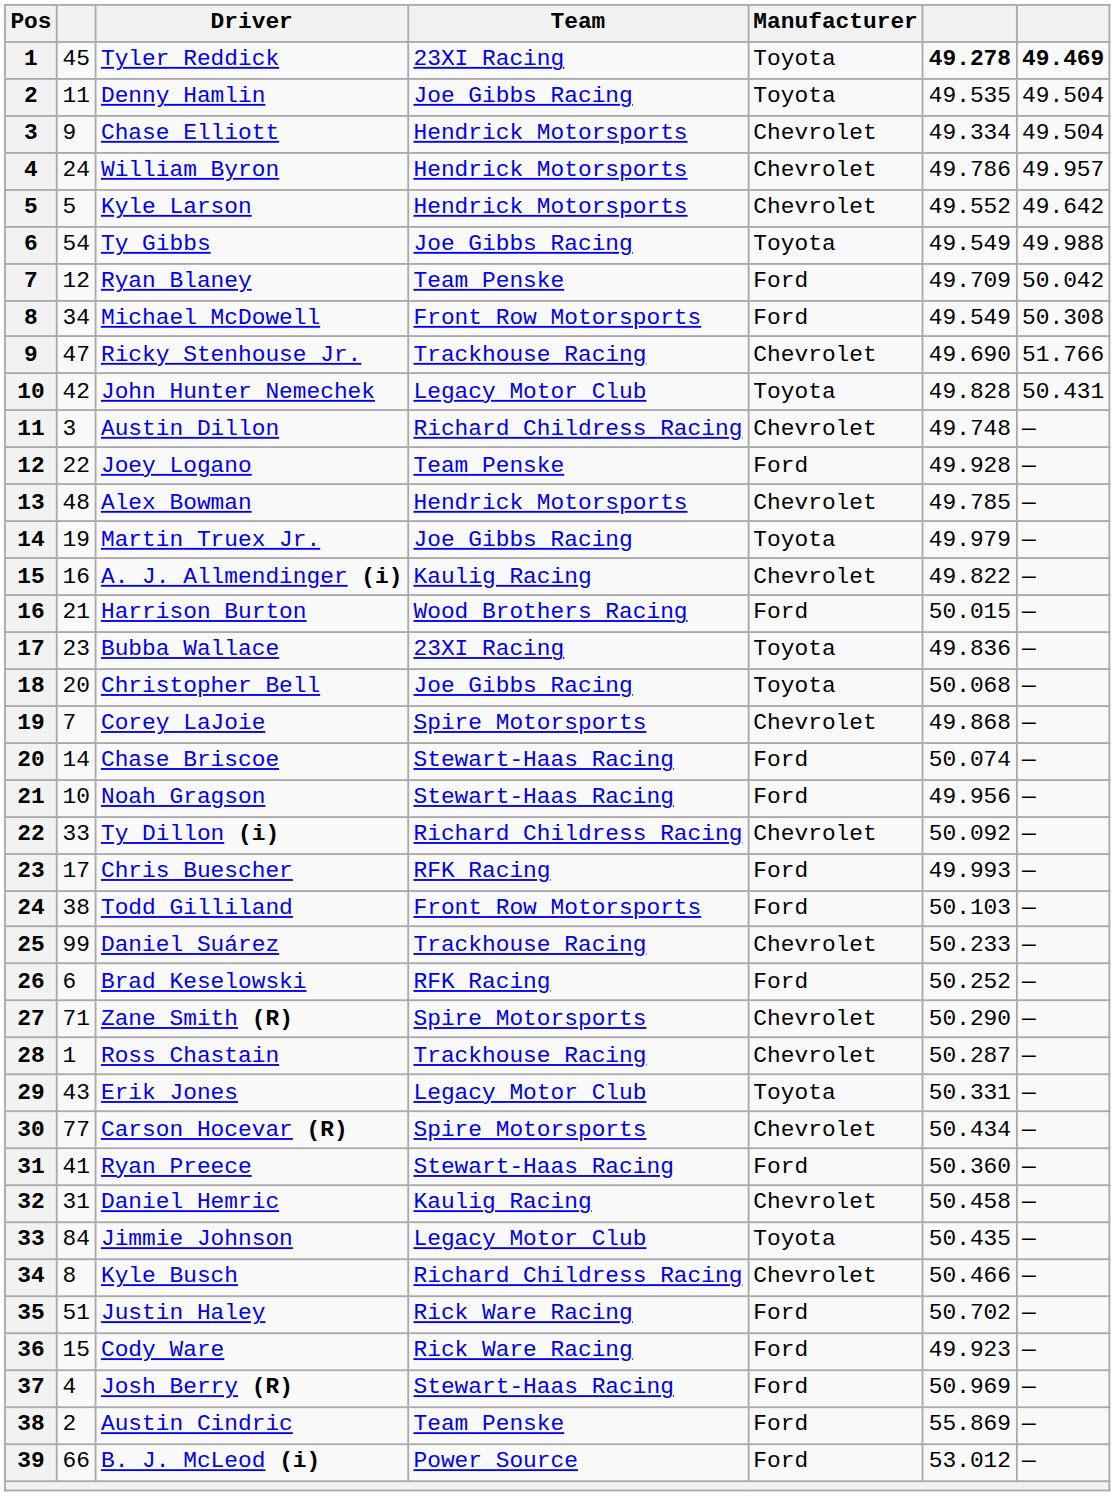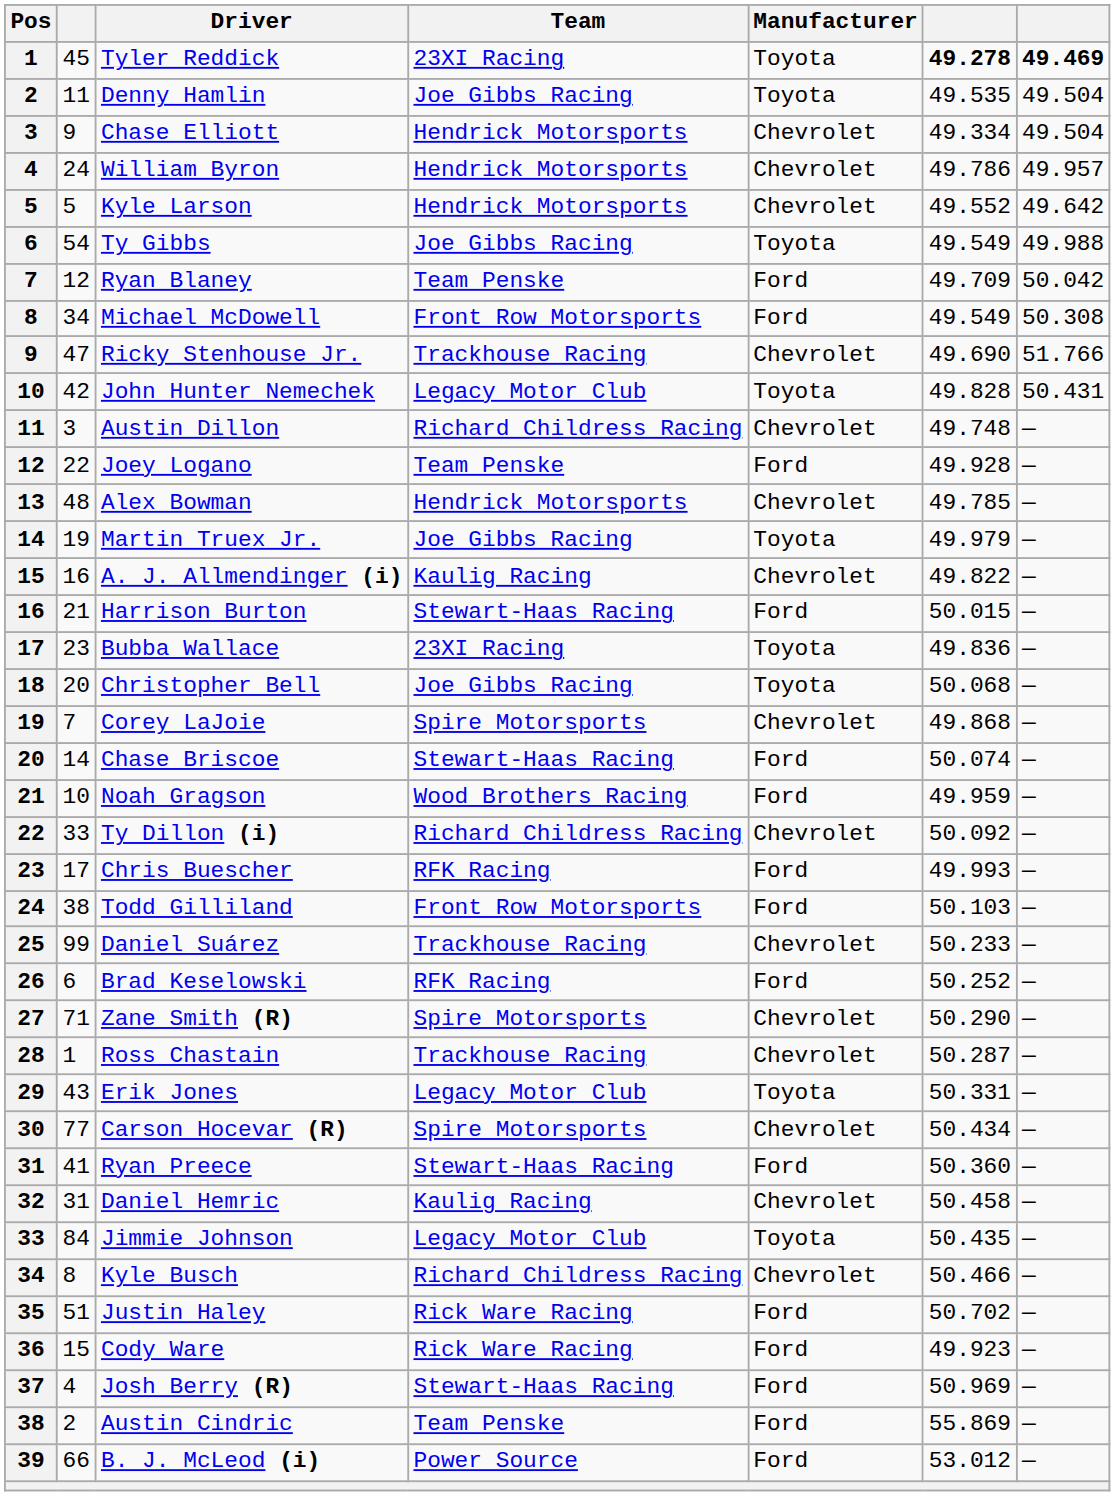(551, 614) Wood Brothers Racing -> (544, 614) Stewart-Haas Racing
(544, 798) Stewart-Haas Racing -> (551, 798) Wood Brothers Racing
(970, 798) 49.956 -> (970, 798) 49.959
